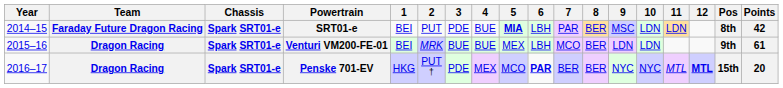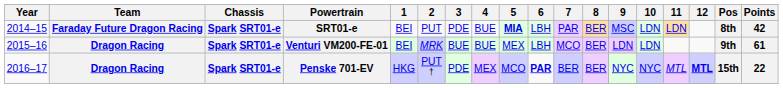(760, 68) 20 -> (760, 68) 22
